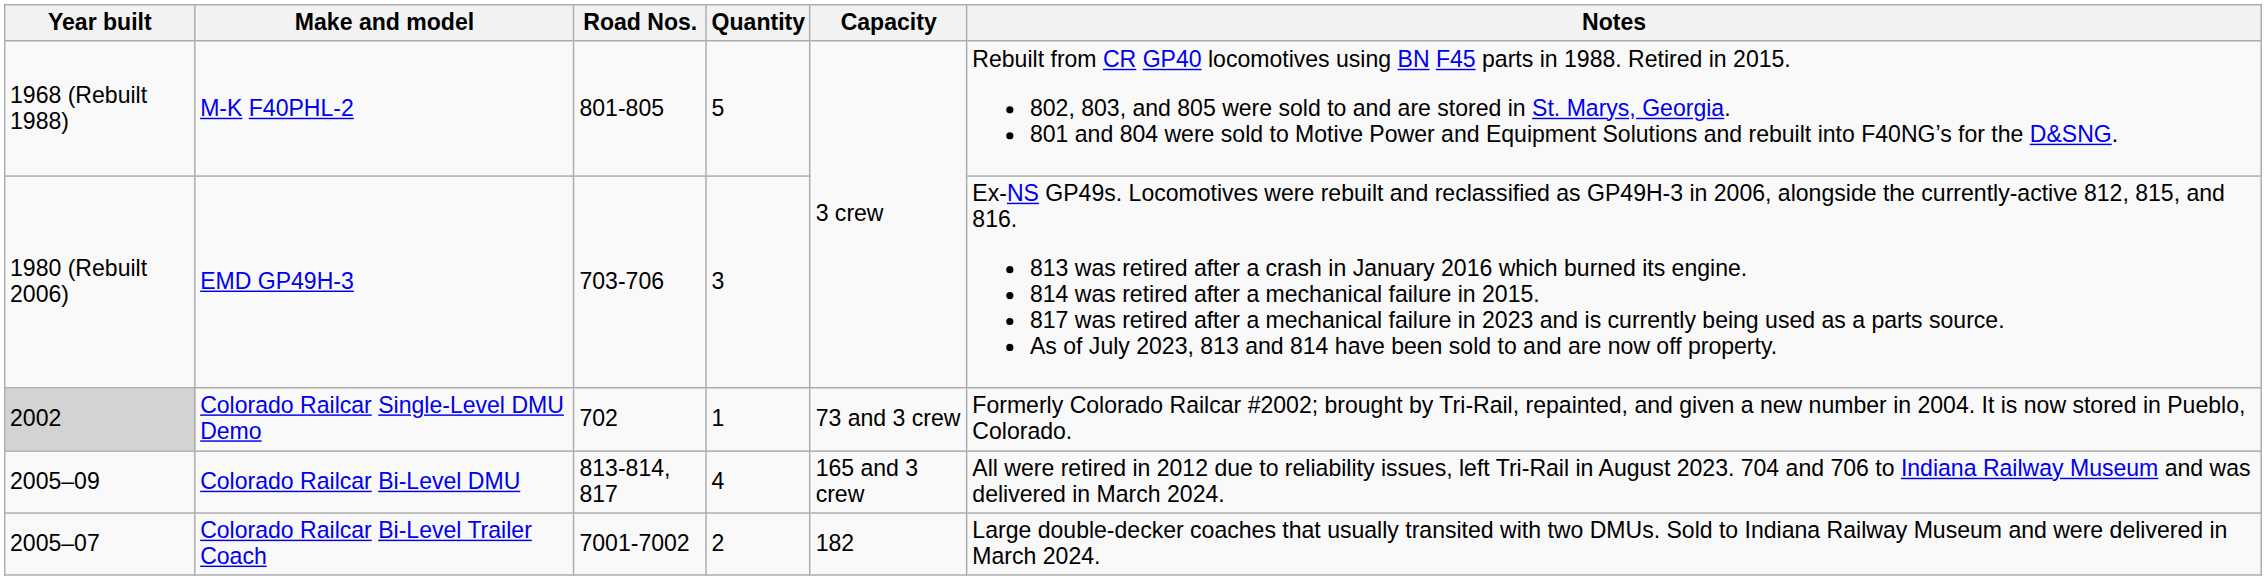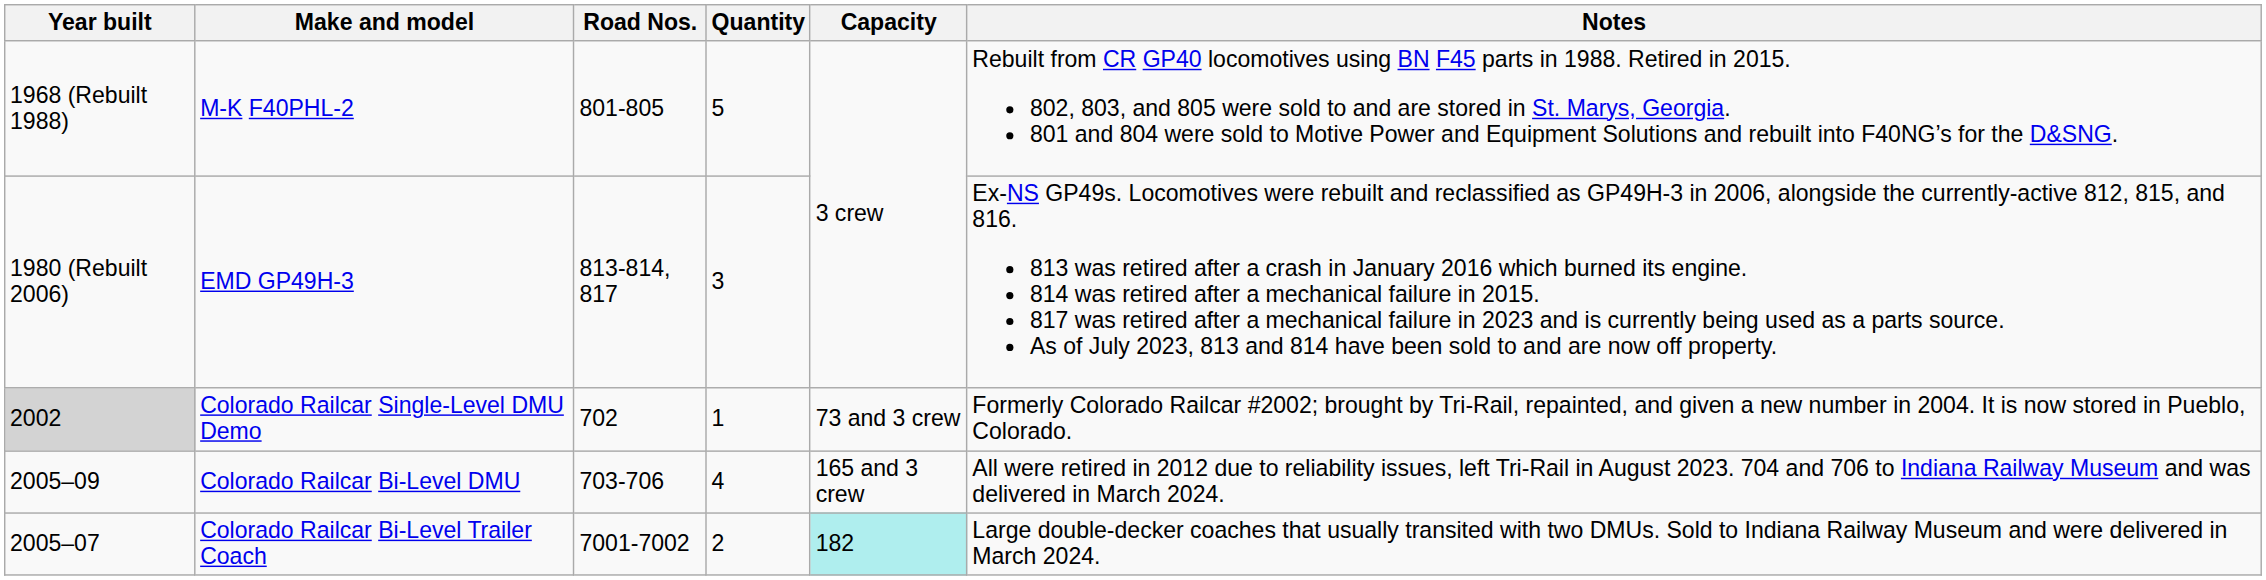(622, 281) 703-706 -> (625, 281) 813-814, 817
(625, 481) 813-814, 817 -> (622, 481) 703-706
(835, 543) no background -> (835, 543) paleturquoise background
